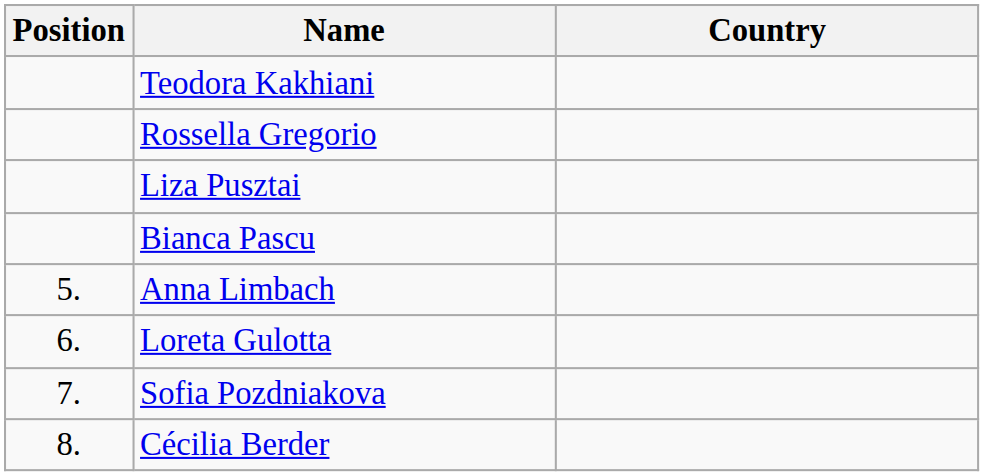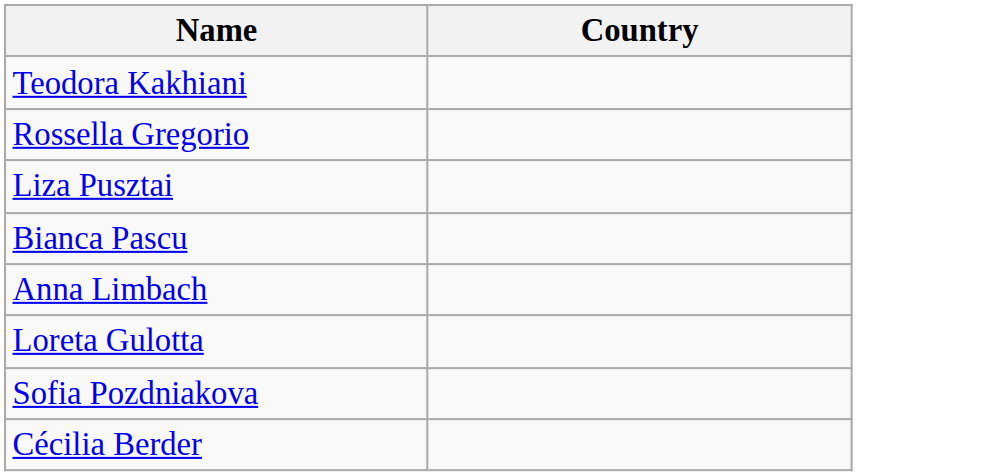- column: (69, 30)
